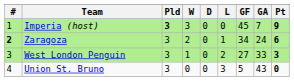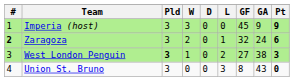(167, 26) bold -> (167, 26) normal
(259, 26) 7 -> (259, 26) 9
(243, 40) 34 -> (243, 40) 32
(167, 55) normal -> (167, 55) bold
(261, 55) 33 -> (261, 55) 38
(241, 69) 5 -> (241, 69) 8
